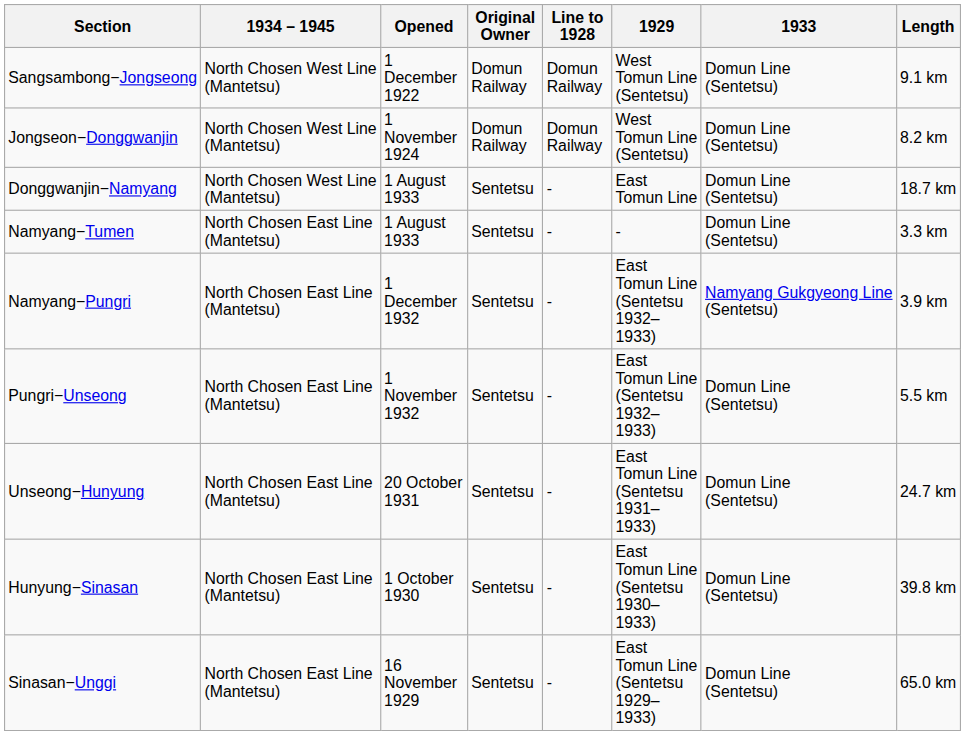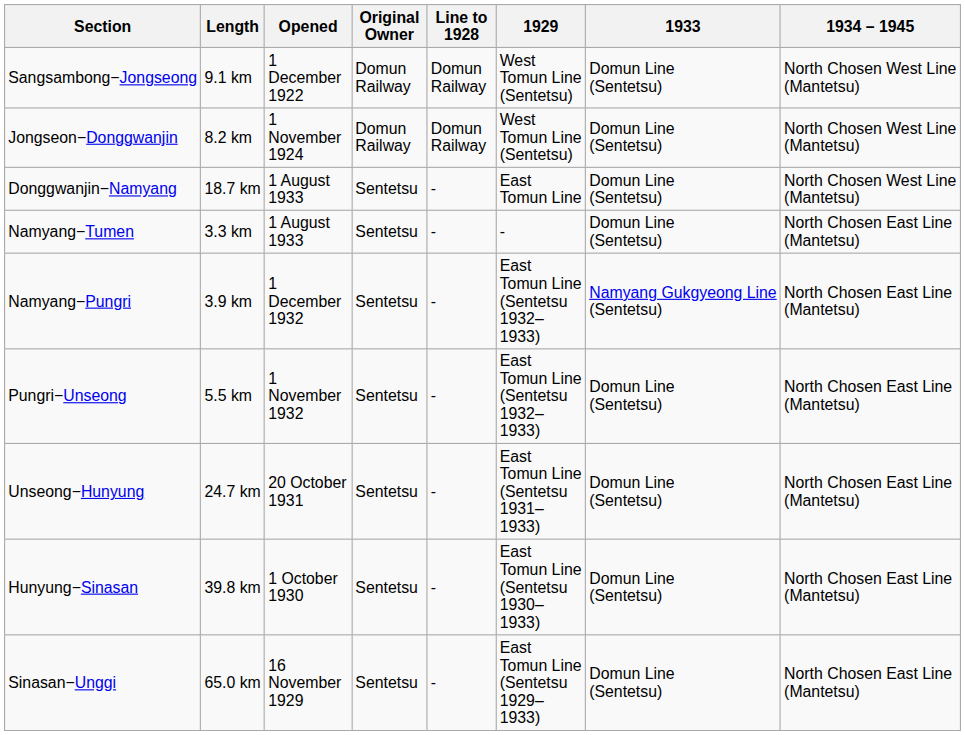columns swapped: (928, 26) <-> (291, 26)
